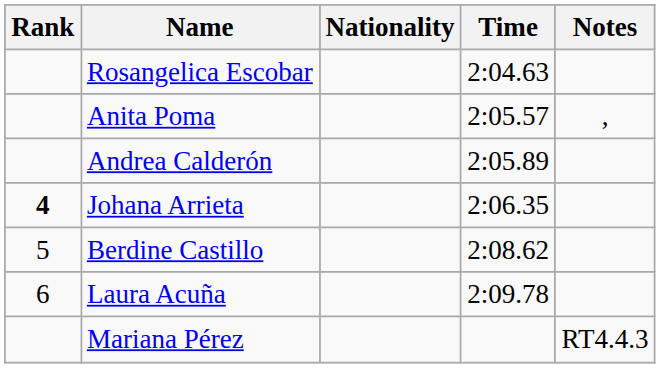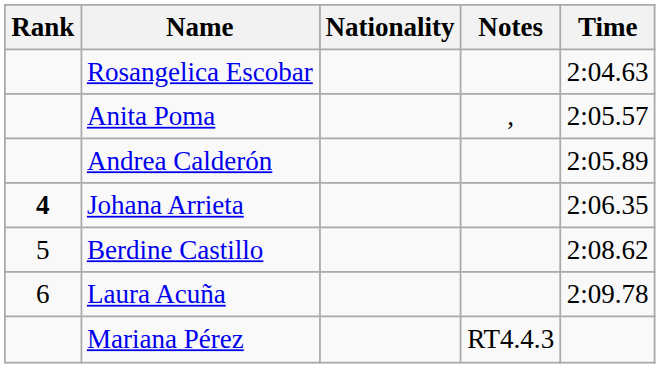columns swapped: (508, 26) <-> (605, 26)
